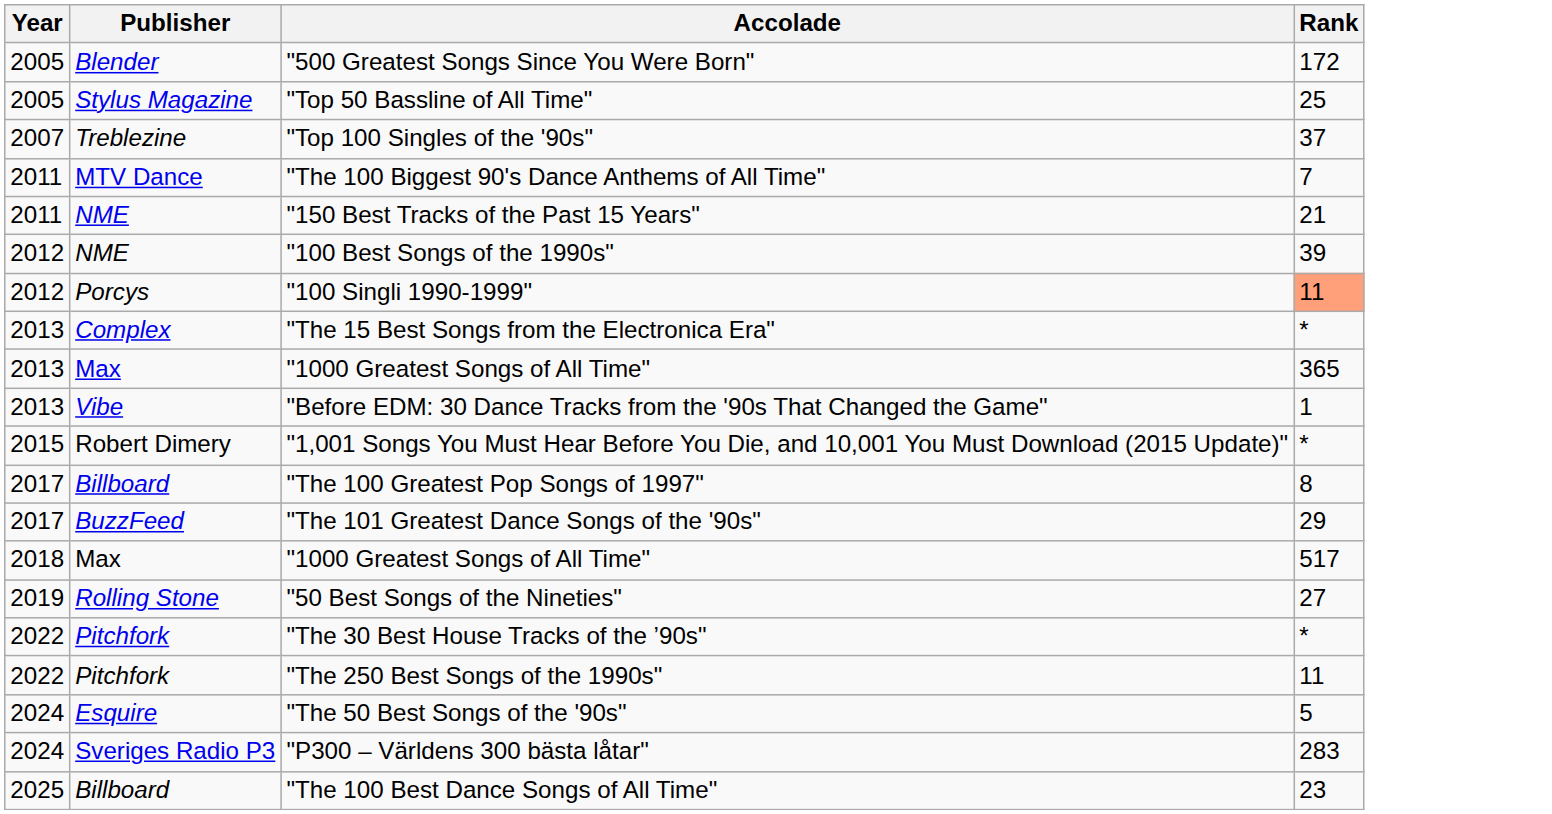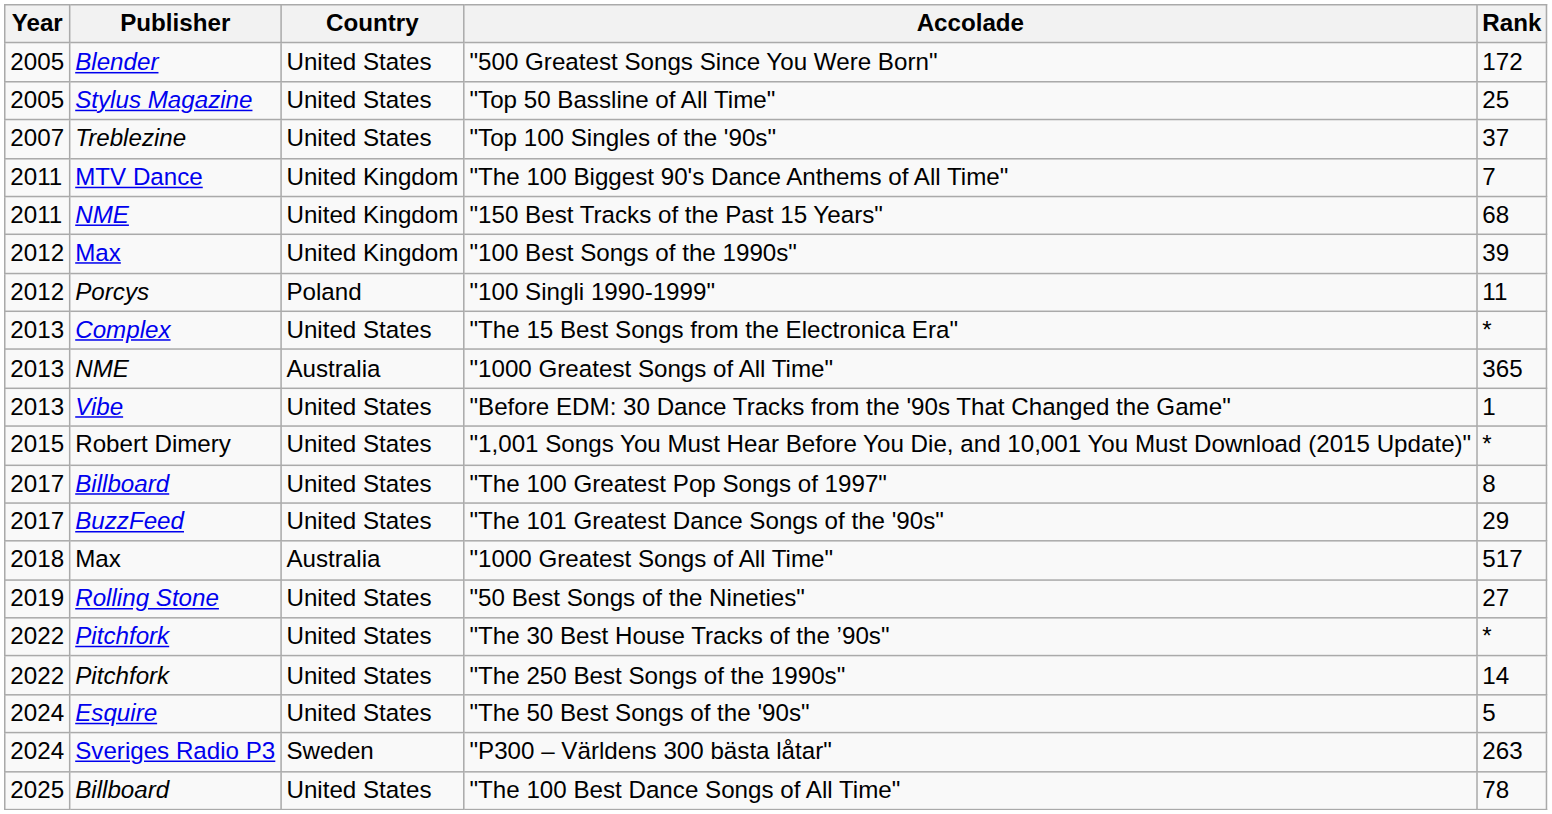+ column: (372, 23)
(1313, 215) 21 -> (1496, 215) 68
(102, 253) NME -> (98, 253) Max
(1312, 291) lightsalmon background -> (1495, 291) no background
(98, 368) Max -> (102, 368) NME
(1312, 675) 11 -> (1496, 675) 14
(1319, 751) 283 -> (1502, 751) 263
(1313, 789) 23 -> (1496, 789) 78
